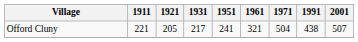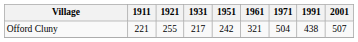(170, 29) 205 -> (170, 29) 255
(226, 29) 241 -> (226, 29) 242
